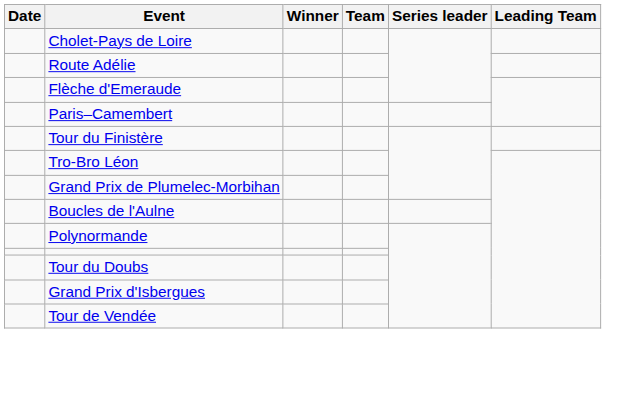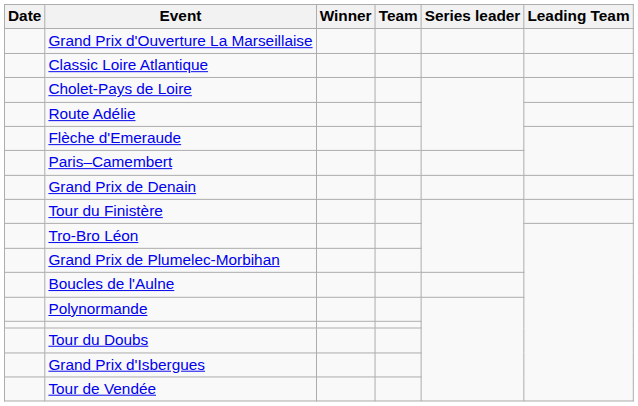+ row: (180, 41)
+ row: (128, 65)
+ row: (122, 187)
